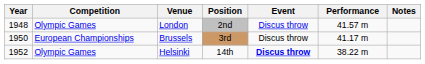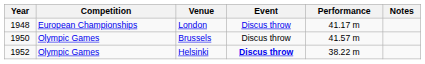- column: (225, 12)
(65, 25) Olympic Games -> (88, 25) European Championships
(353, 25) 41.57 m -> (344, 25) 41.17 m
(84, 39) European Championships -> (69, 39) Olympic Games
(353, 39) 41.17 m -> (344, 39) 41.57 m
